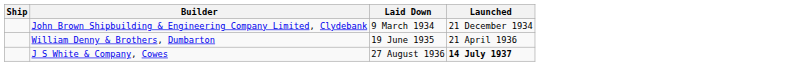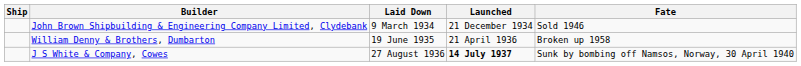+ column: (665, 11)
